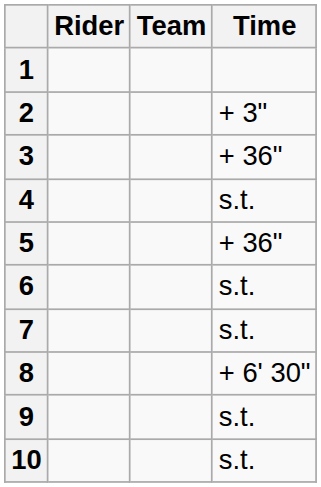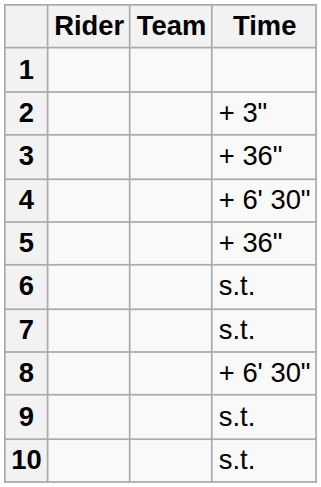(237, 199) s.t. -> (265, 199) + 6' 30"
